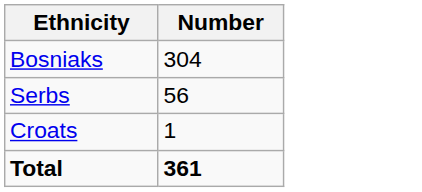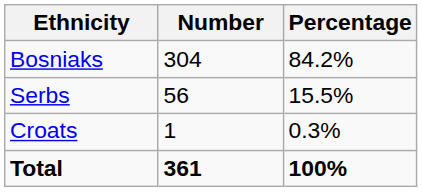+ column: (350, 22)
